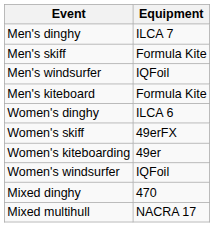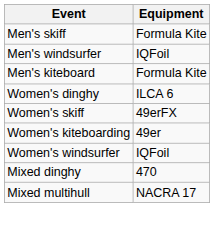- row: (44, 34)
